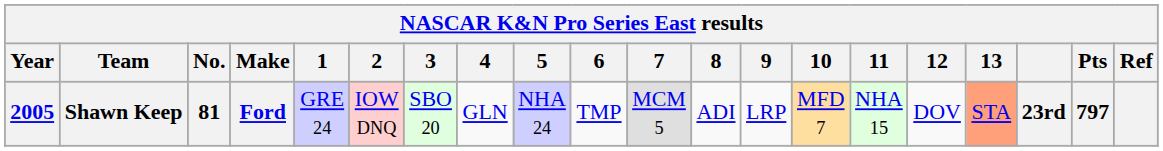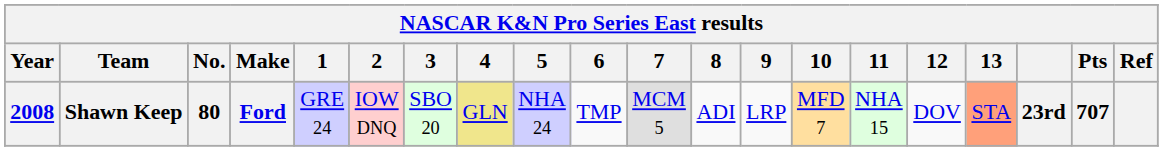(32, 113) 2005 -> (32, 113) 2008
(209, 113) 81 -> (209, 113) 80
(485, 113) no background -> (485, 113) khaki background
(1093, 113) 797 -> (1093, 113) 707
